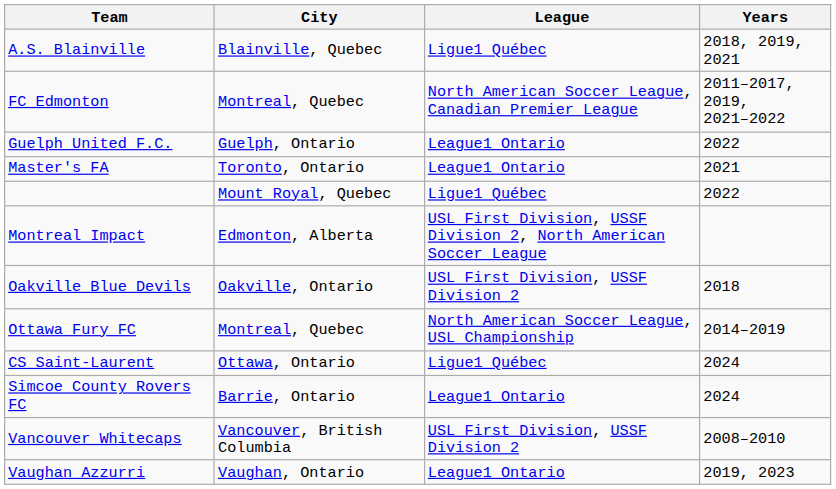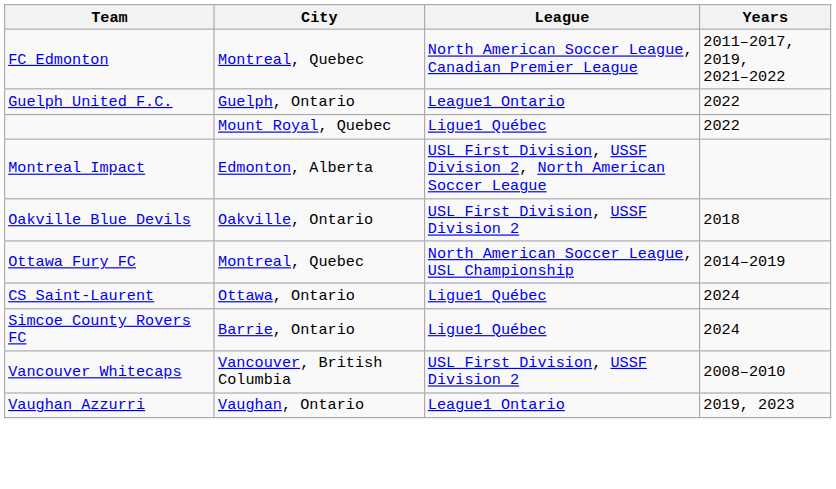- row: (77, 51)
- row: (58, 169)
(496, 396) League1 Ontario -> (487, 329) Ligue1 Québec
